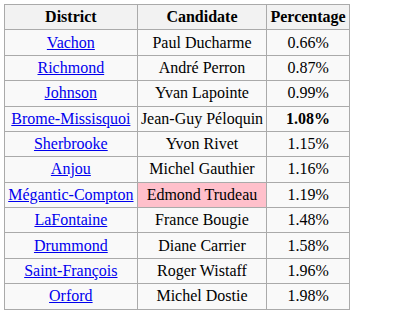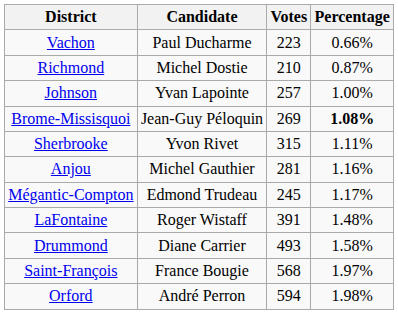+ column: (289, 17)
(202, 67) André Perron -> (202, 67) Michel Dostie
(308, 93) 0.99% -> (352, 93) 1.00%
(308, 144) 1.15% -> (352, 144) 1.11%
(202, 194) pink background -> (202, 194) no background
(308, 194) 1.19% -> (352, 194) 1.17%
(202, 220) France Bougie -> (202, 220) Roger Wistaff
(202, 270) Roger Wistaff -> (202, 270) France Bougie
(308, 270) 1.96% -> (352, 270) 1.97%
(202, 296) Michel Dostie -> (202, 296) André Perron
